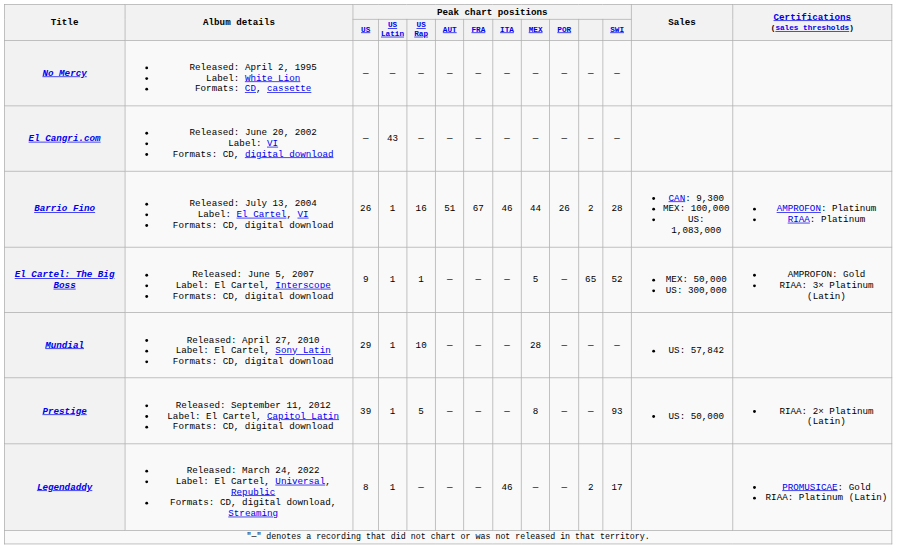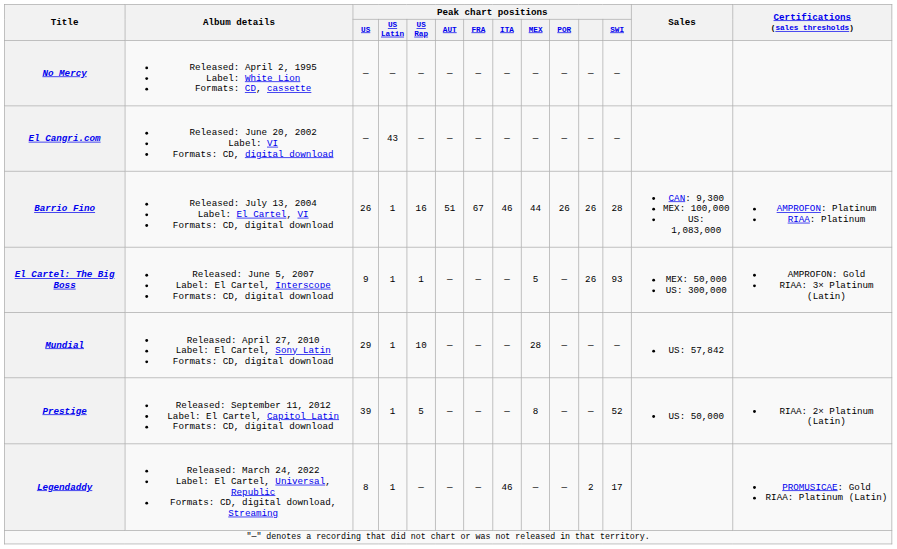(591, 209) 2 -> (591, 209) 26
(591, 280) 65 -> (591, 280) 26
(617, 280) 52 -> (617, 280) 93
(617, 411) 93 -> (617, 411) 52
